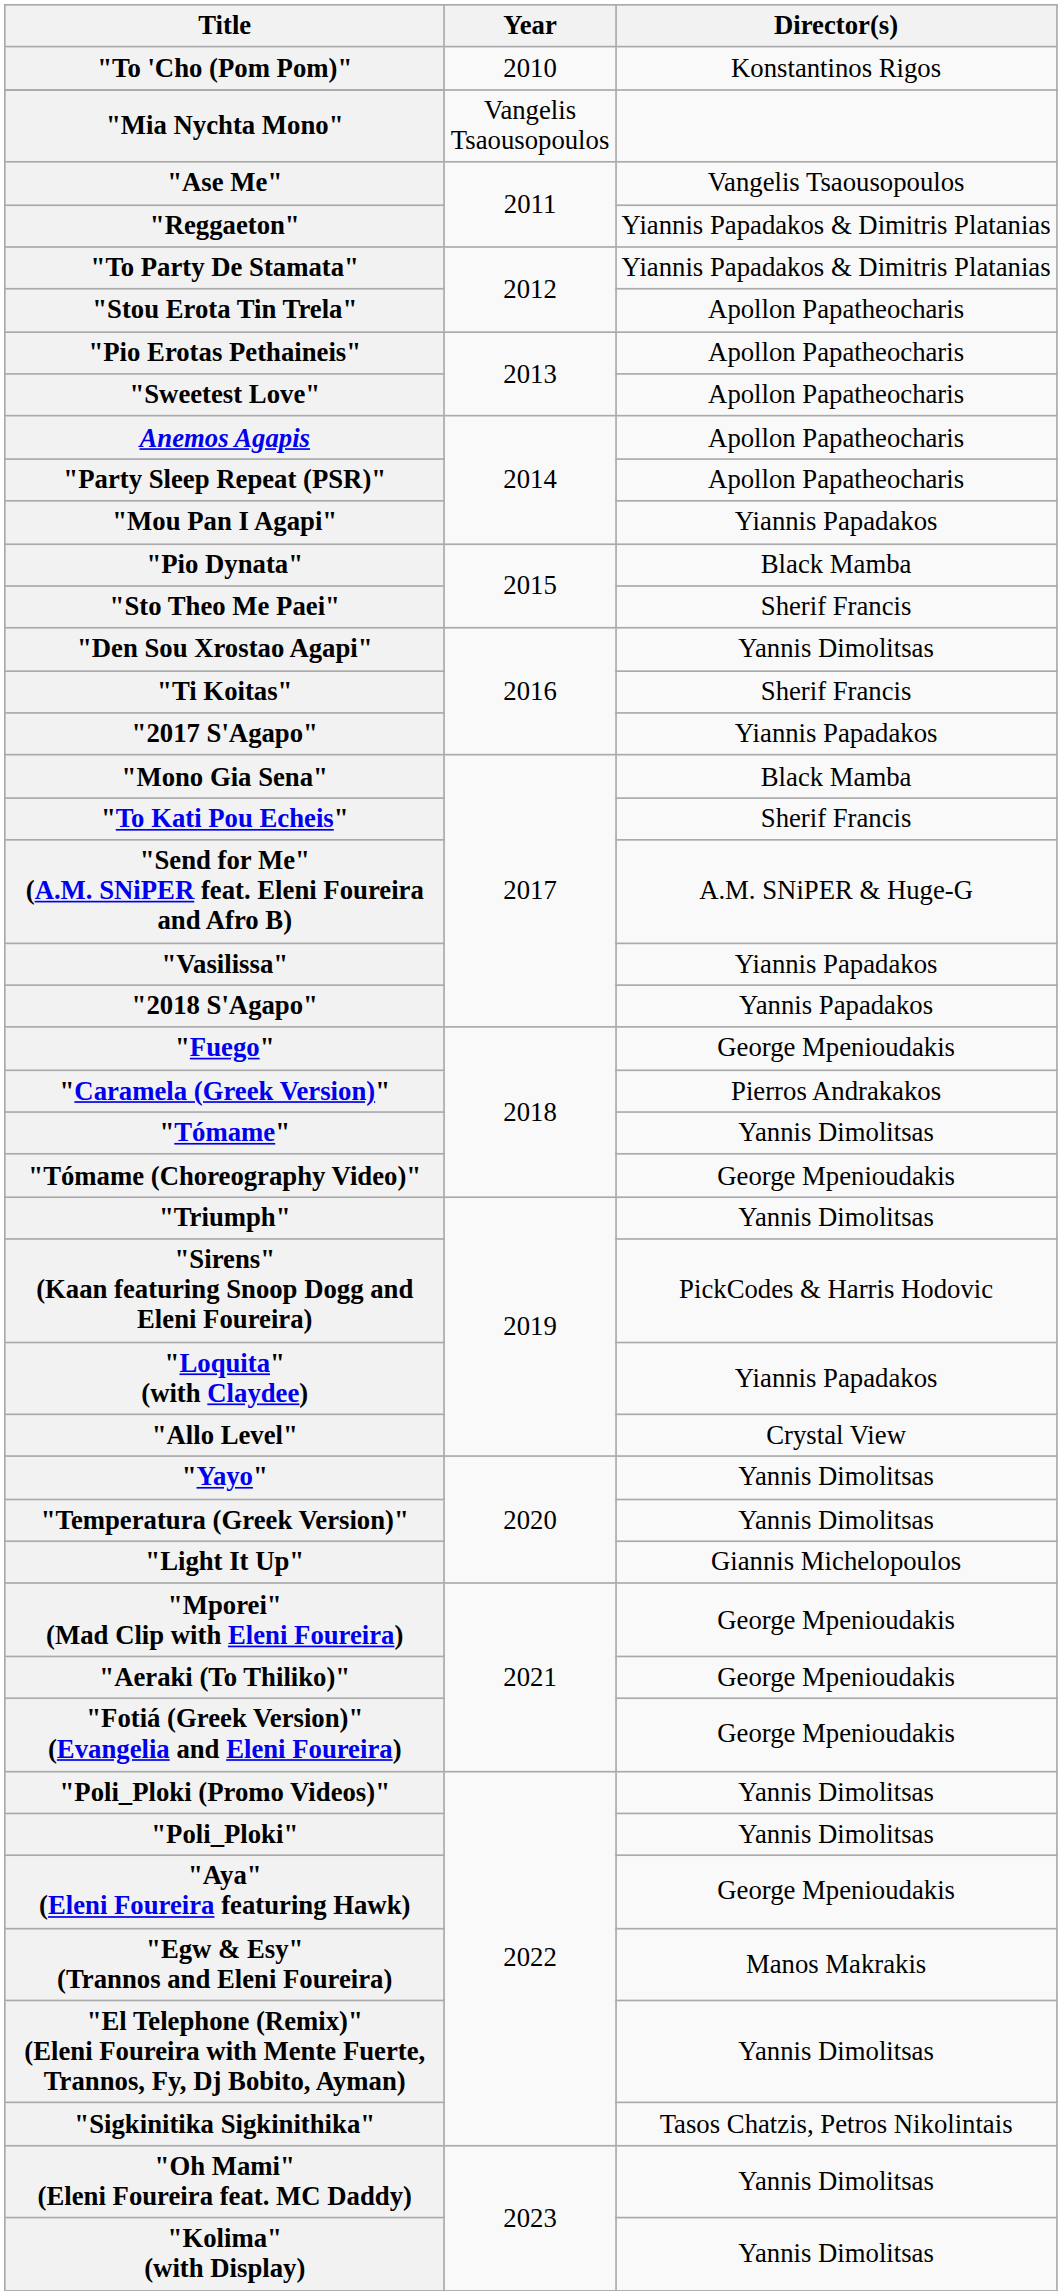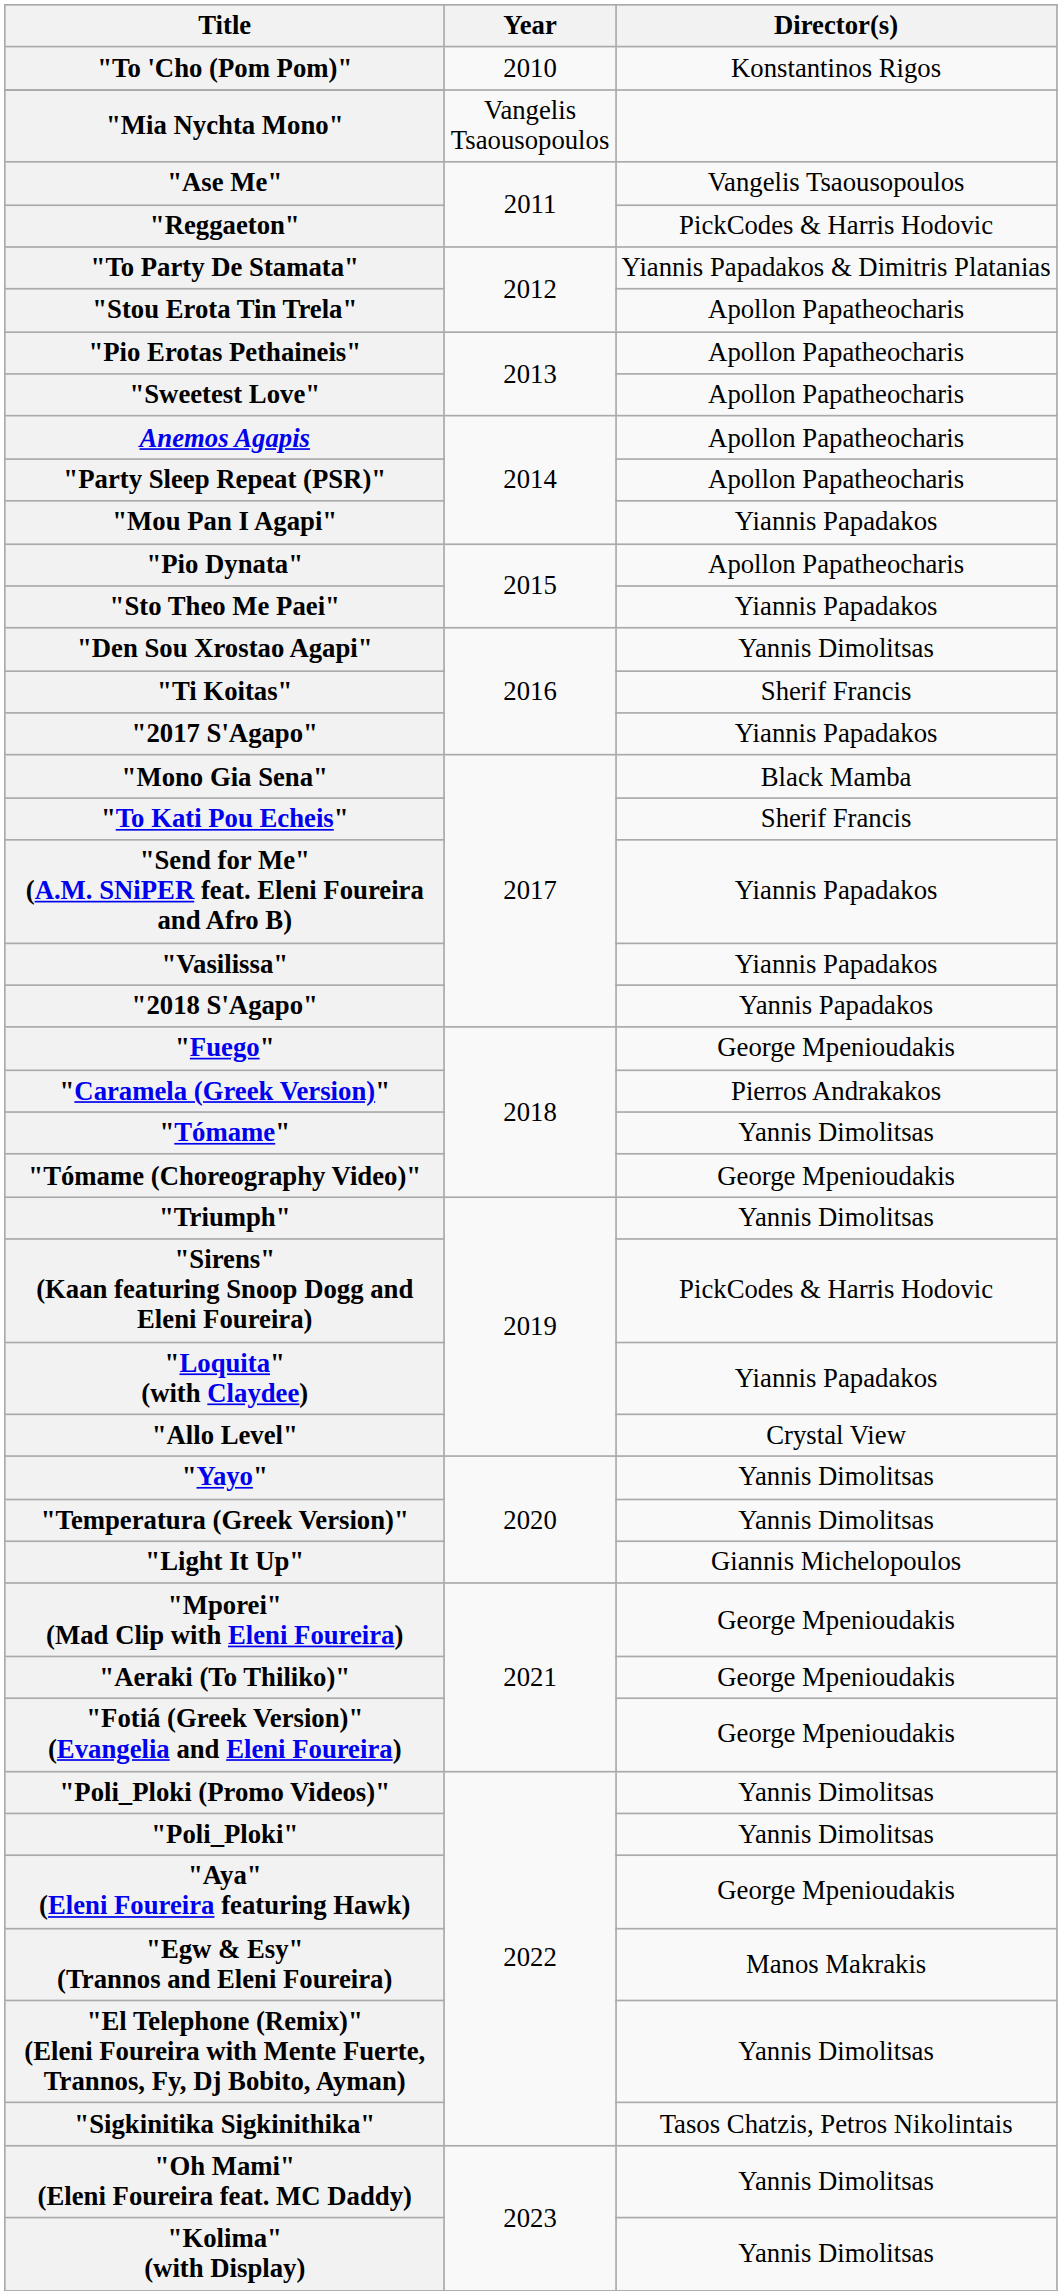(836, 225) Yiannis Papadakos & Dimitris Platanias -> (836, 225) PickCodes & Harris Hodovic
(836, 564) Black Mamba -> (836, 564) Apollon Papatheocharis
(836, 606) Sherif Francis -> (836, 606) Yiannis Papadakos
(836, 890) A.M. SNiPER & Huge-G -> (836, 890) Yiannis Papadakos
